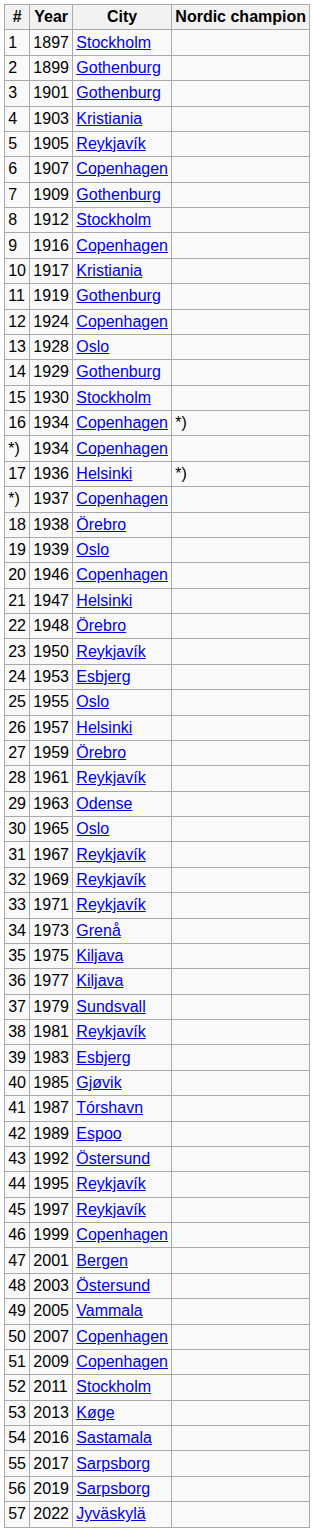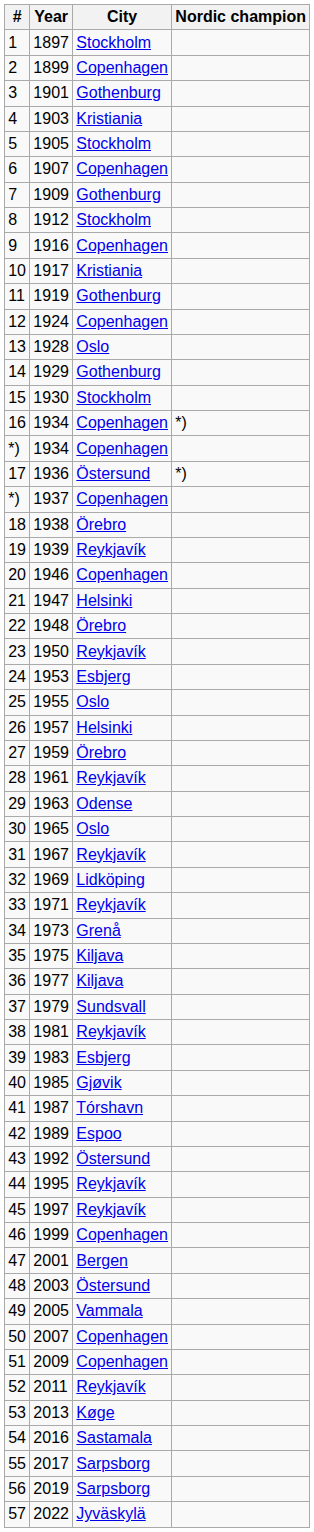(119, 67) Gothenburg -> (122, 67) Copenhagen
(111, 144) Reykjavík -> (114, 144) Stockholm
(104, 473) Helsinki -> (113, 473) Östersund
(93, 550) Oslo -> (111, 550) Reykjavík
(111, 879) Reykjavík -> (111, 879) Lidköping
(114, 1387) Stockholm -> (111, 1387) Reykjavík
